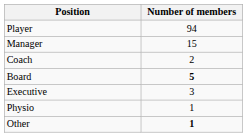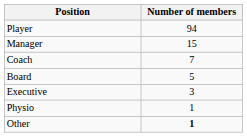(192, 60) 2 -> (192, 60) 7
(192, 76) bold -> (192, 76) normal
